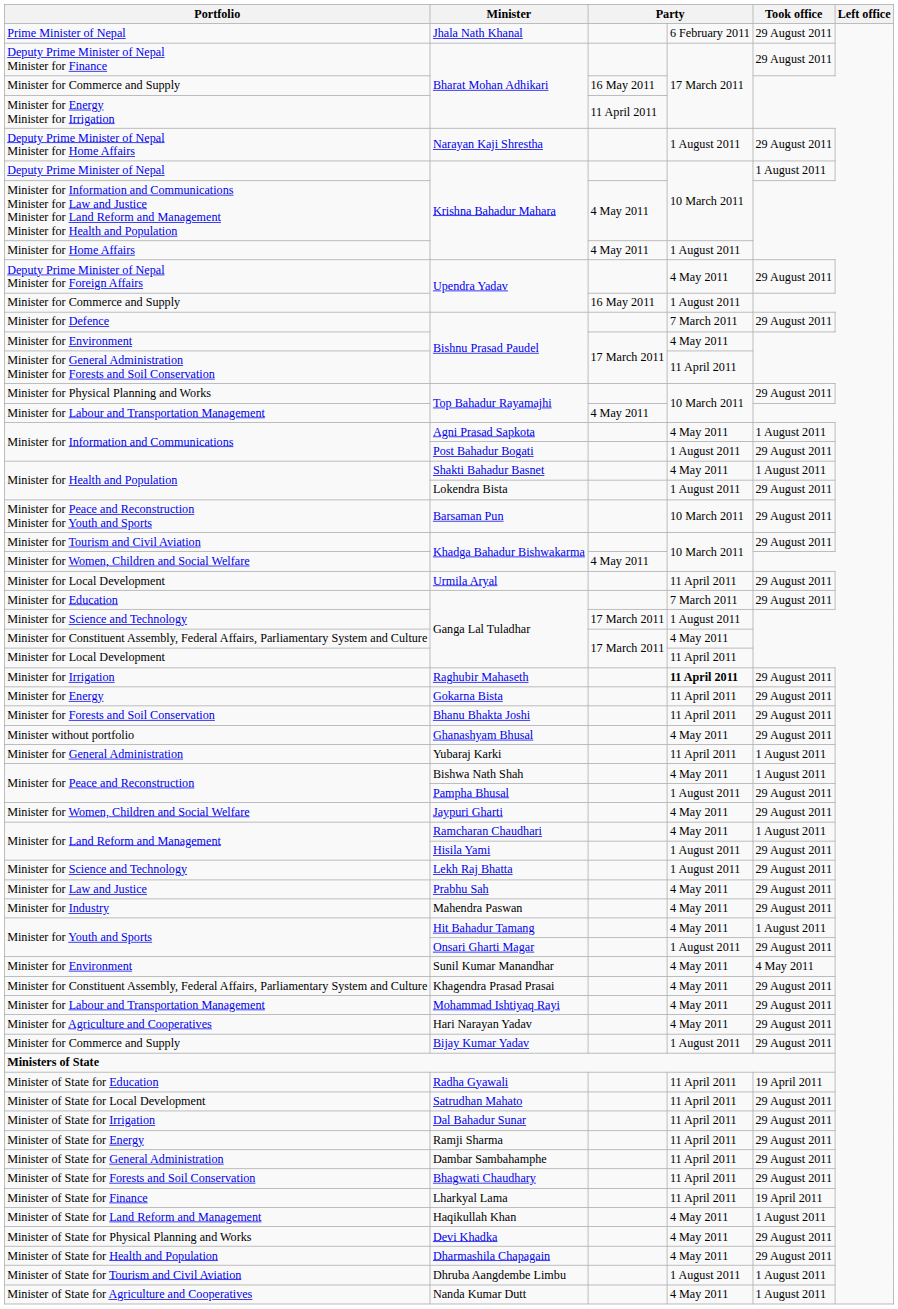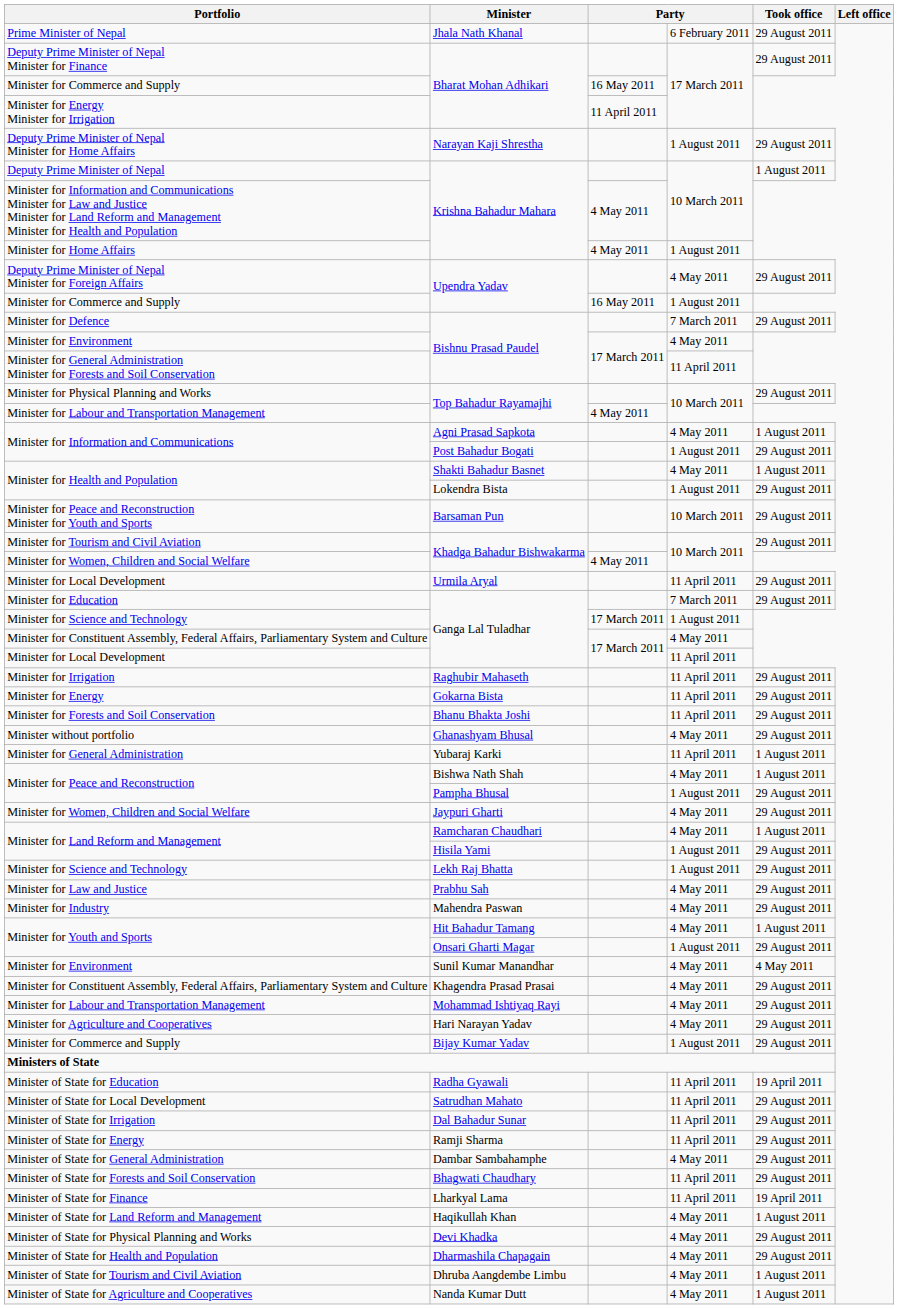(704, 677) bold -> (703, 677) normal
(703, 1159) 11 April 2011 -> (699, 1159) 4 May 2011
(705, 1275) 1 August 2011 -> (699, 1275) 4 May 2011
